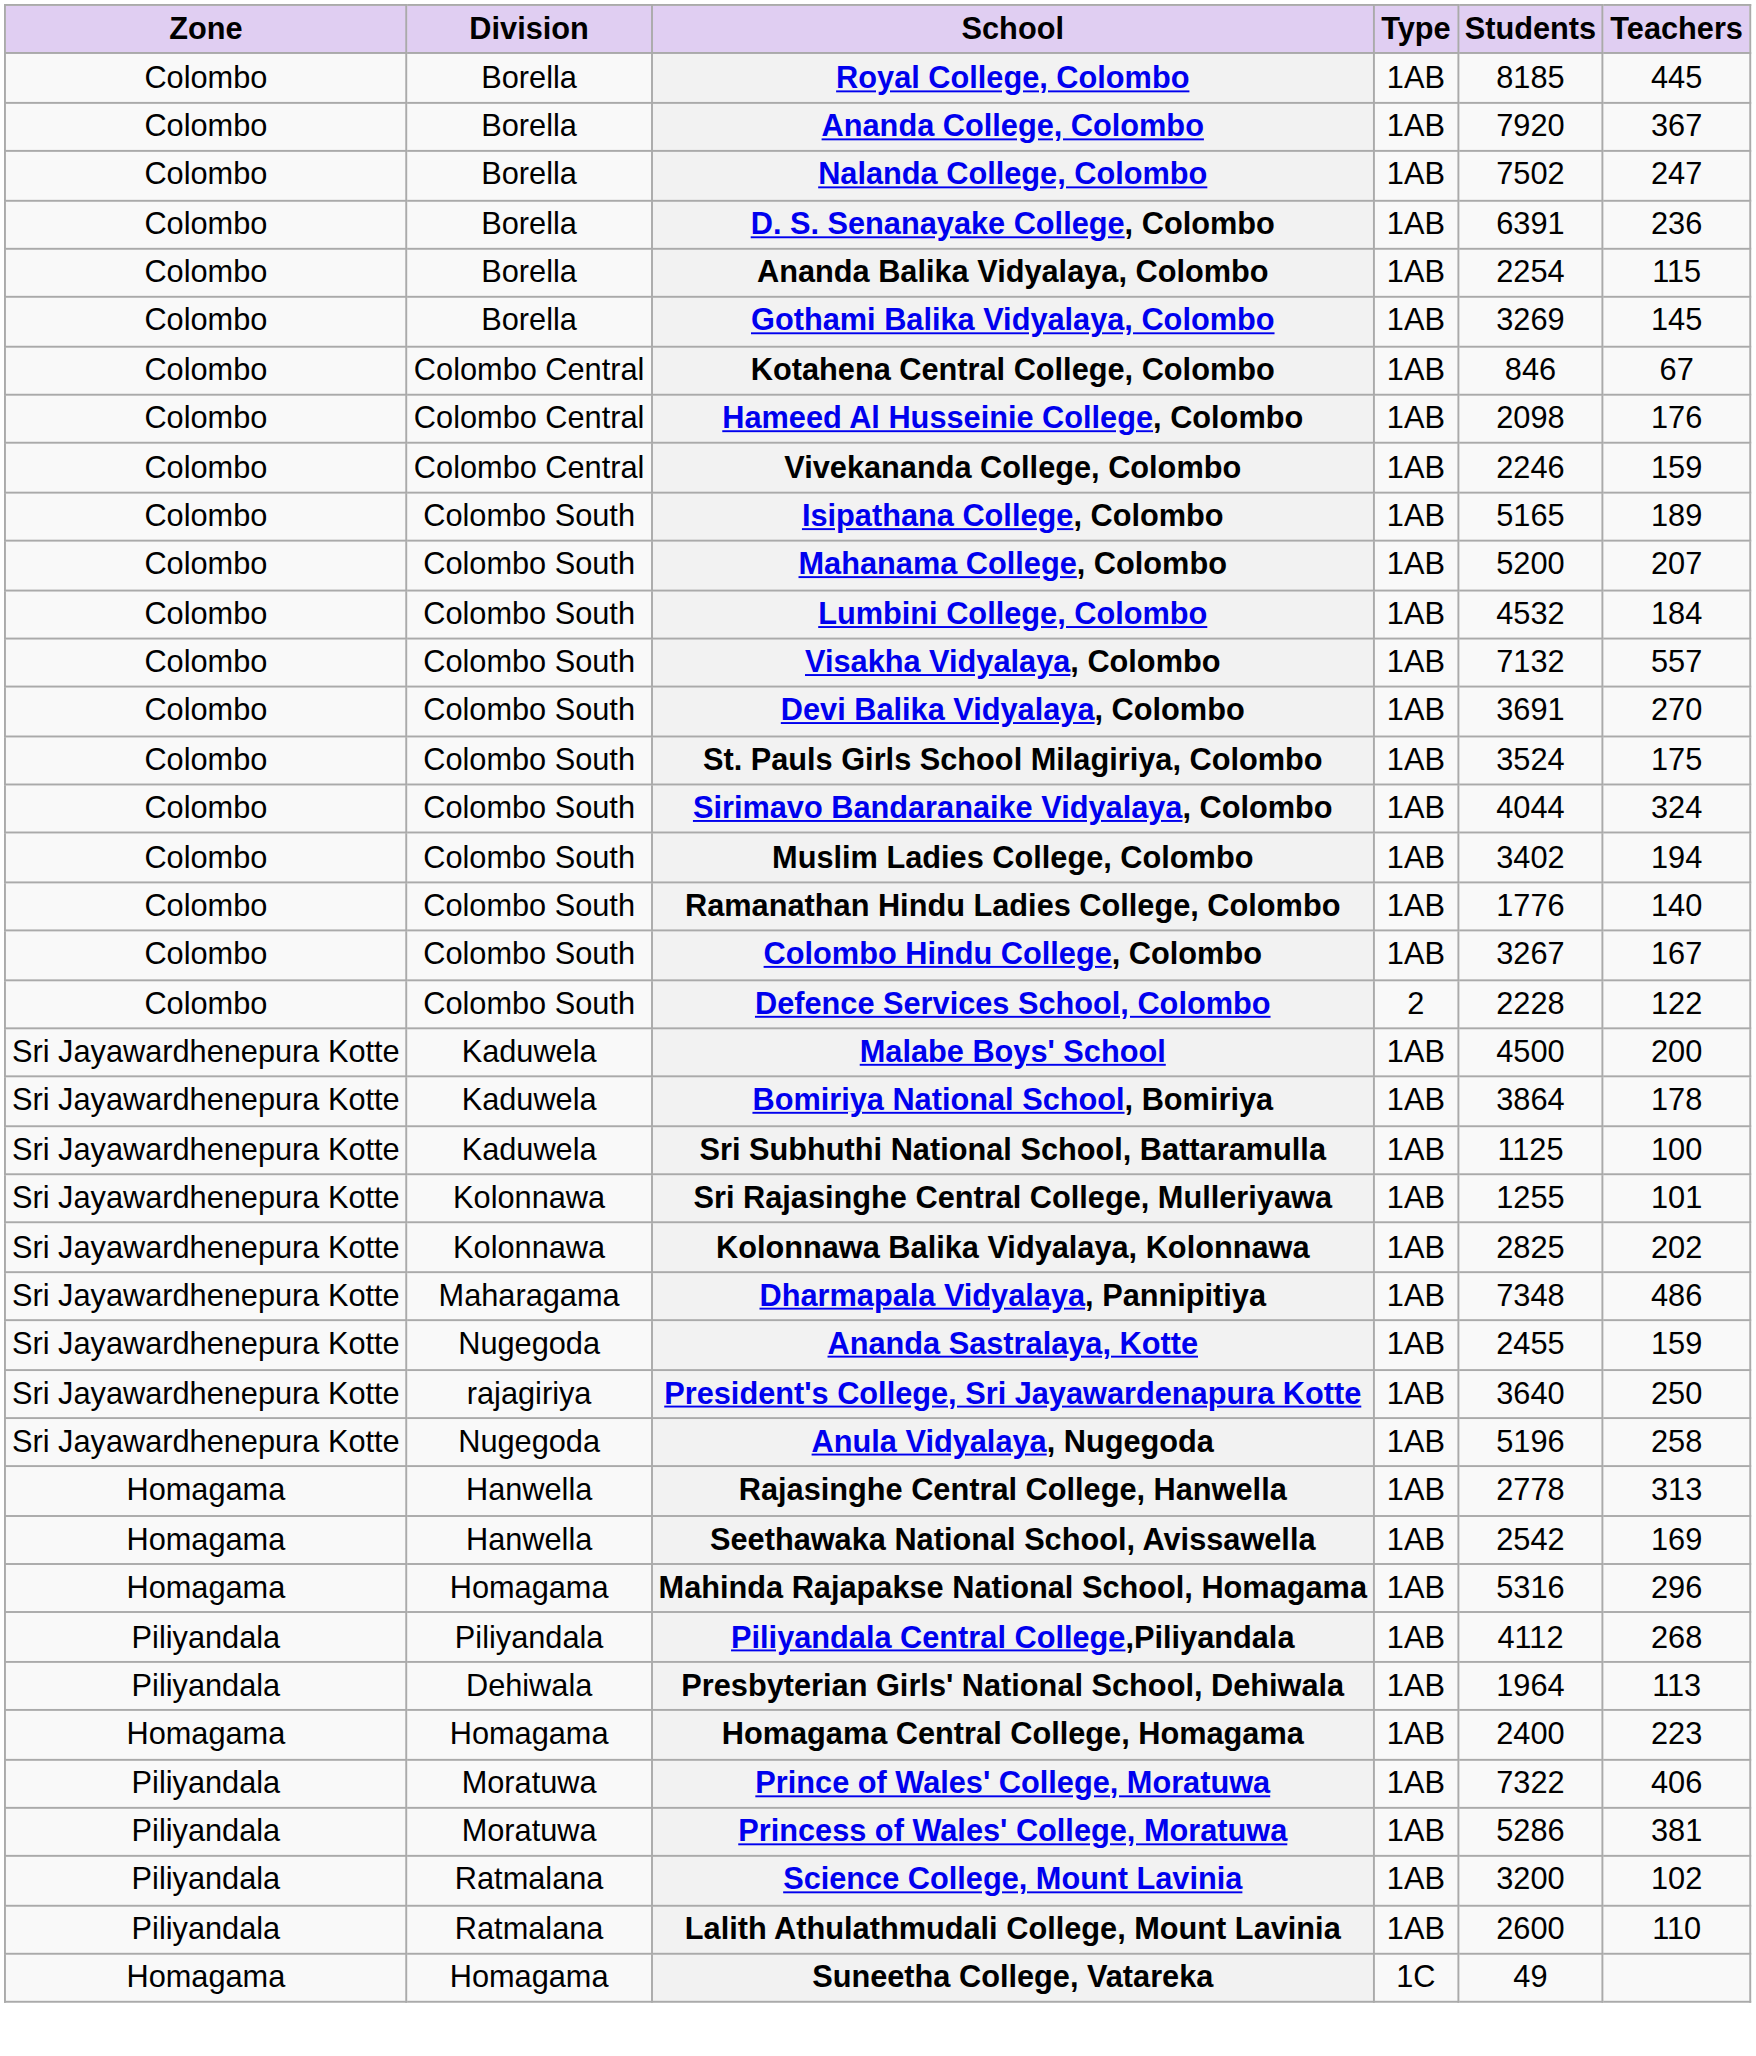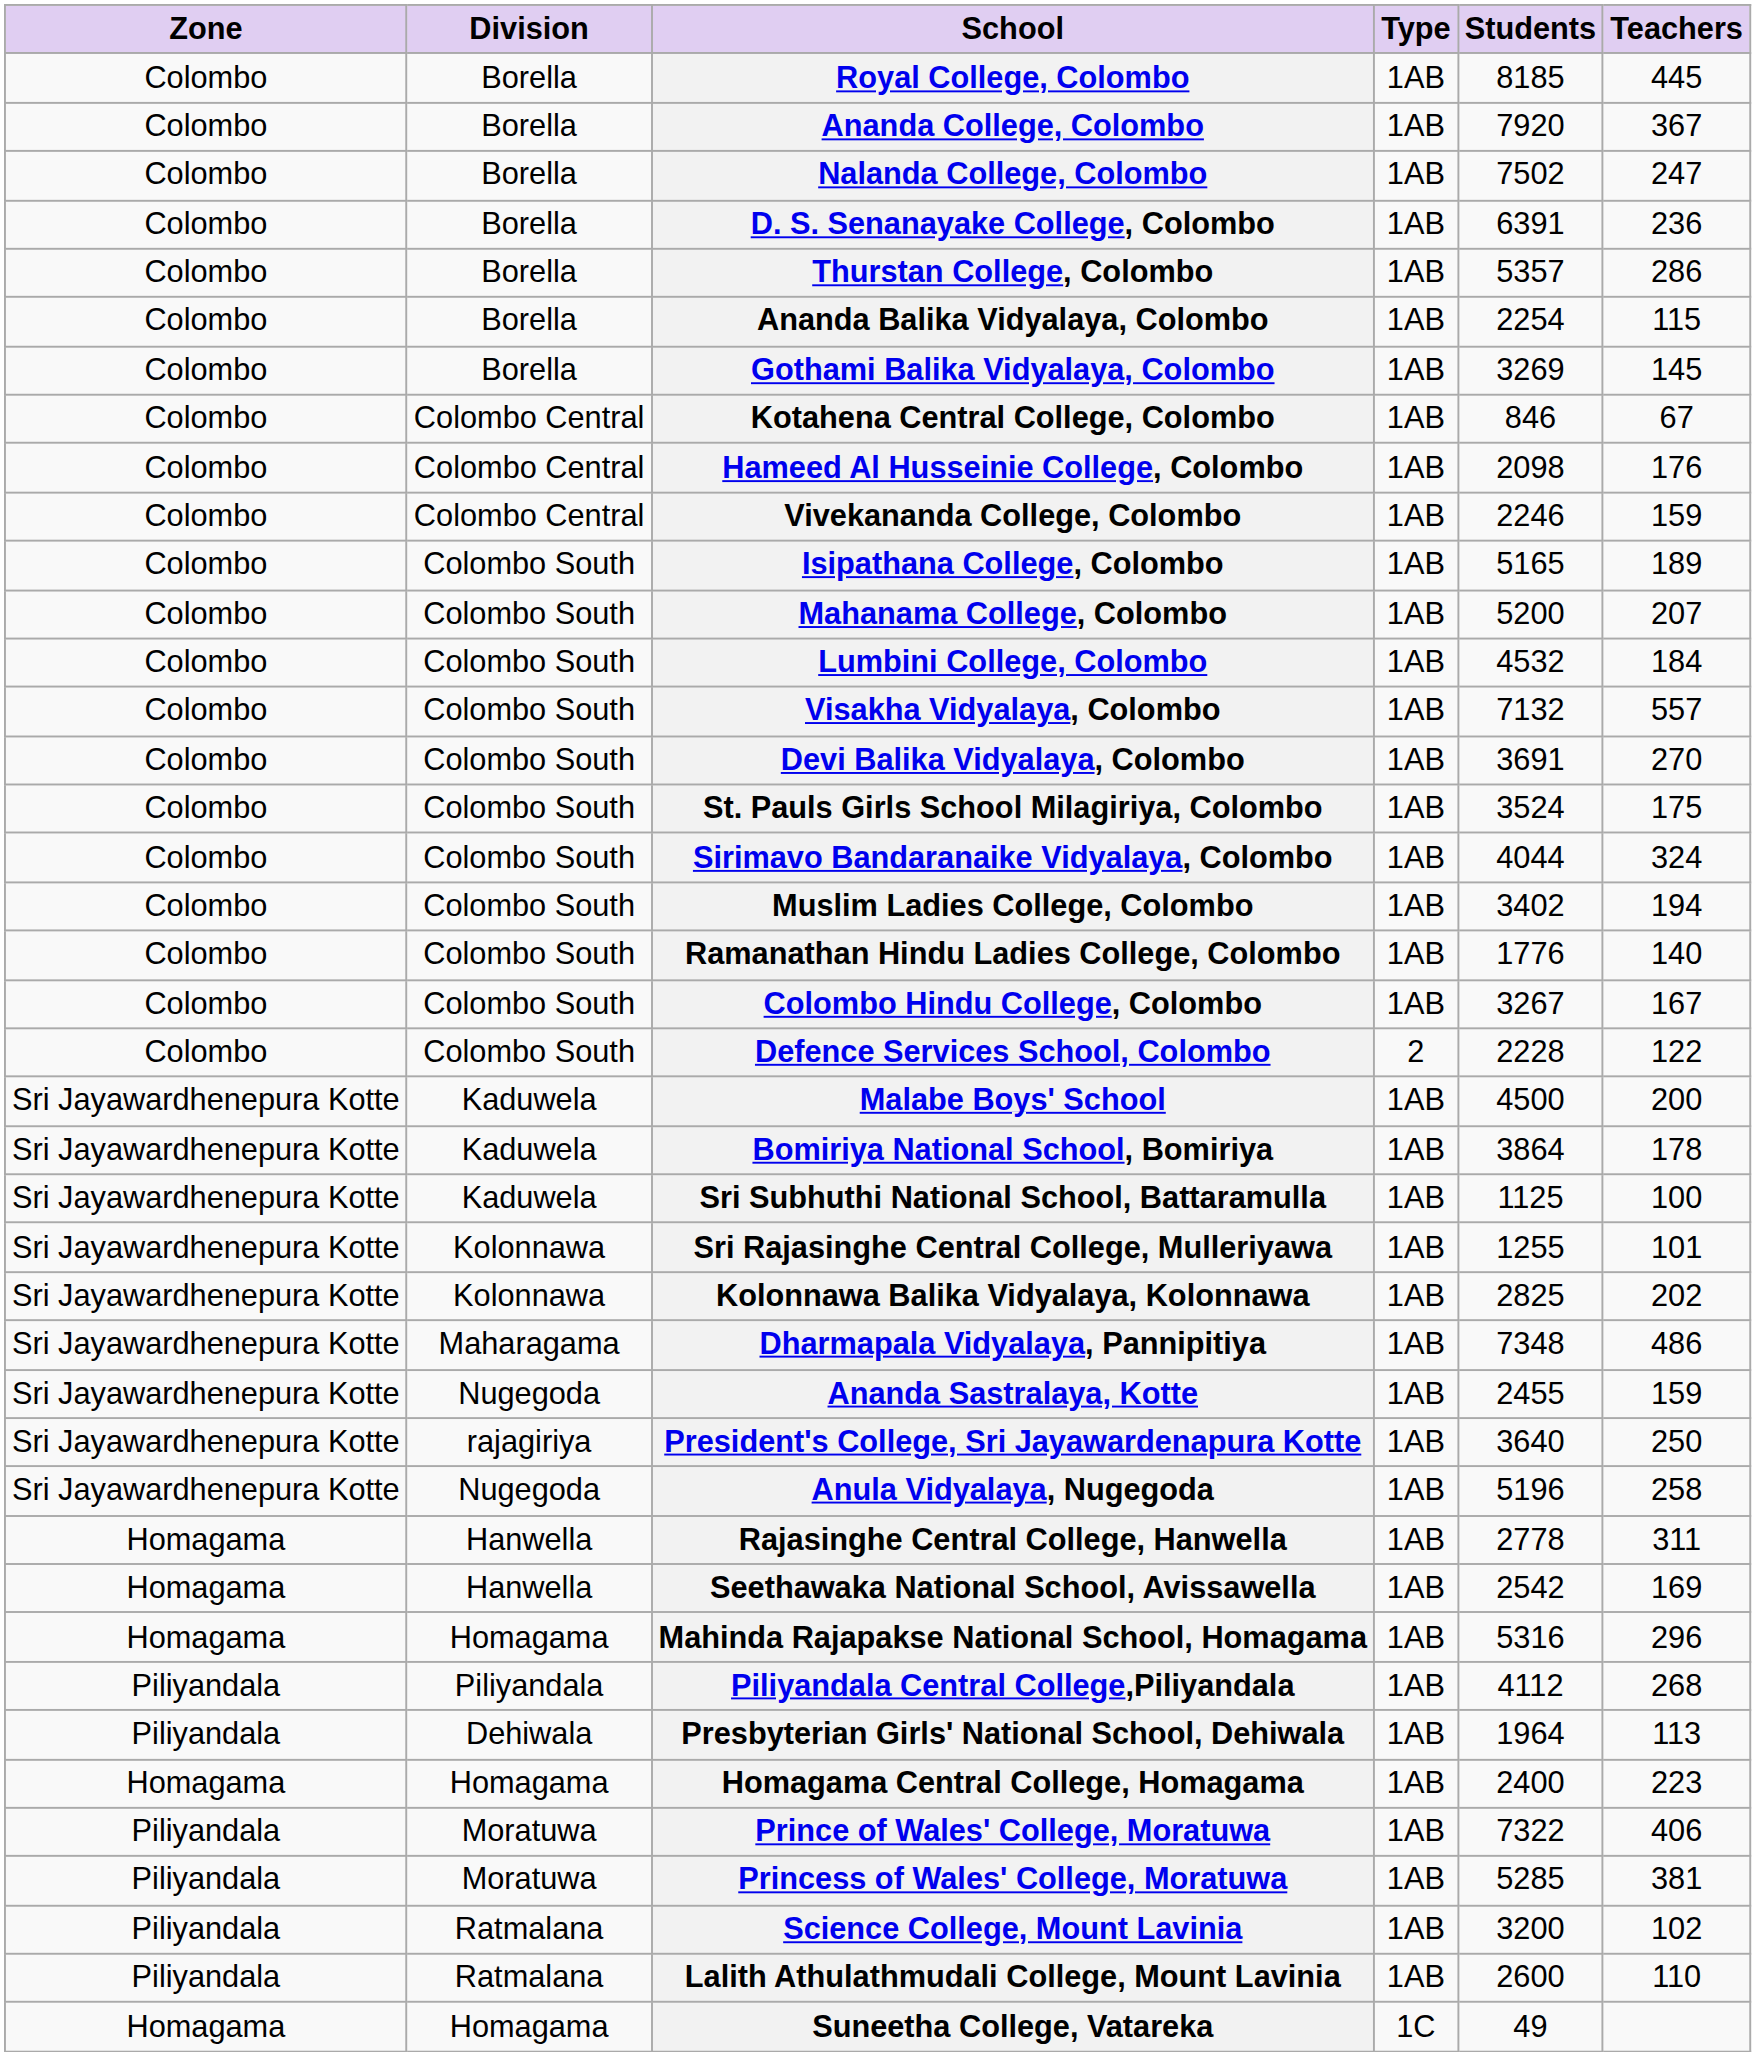+ row: (1013, 272)
(1677, 1490) 313 -> (1677, 1539) 311
(1530, 1831) 5286 -> (1530, 1880) 5285
